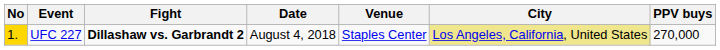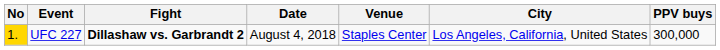(540, 34) khaki background -> (540, 34) no background
(676, 34) 270,000 -> (676, 34) 300,000
